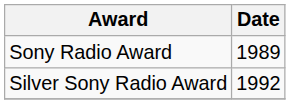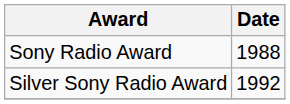(258, 51) 1989 -> (258, 51) 1988
